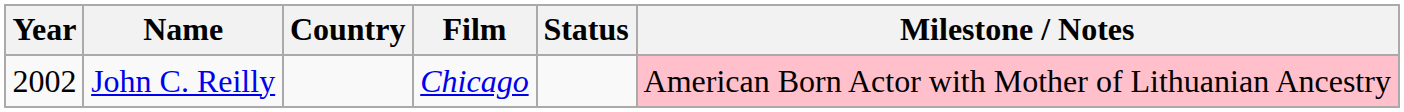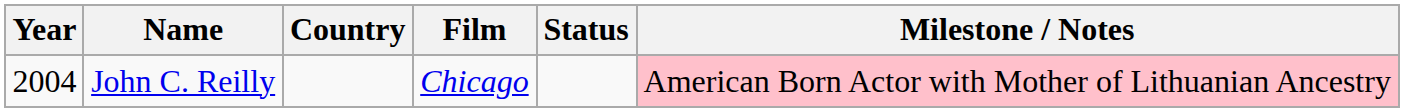(44, 80) 2002 -> (44, 80) 2004
